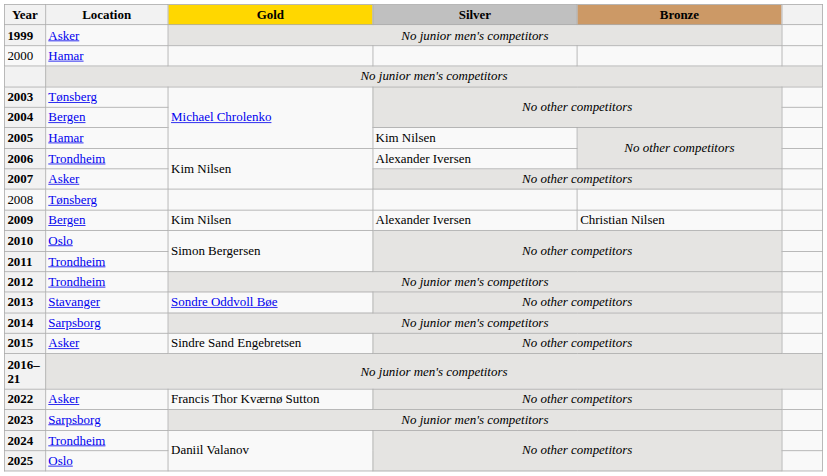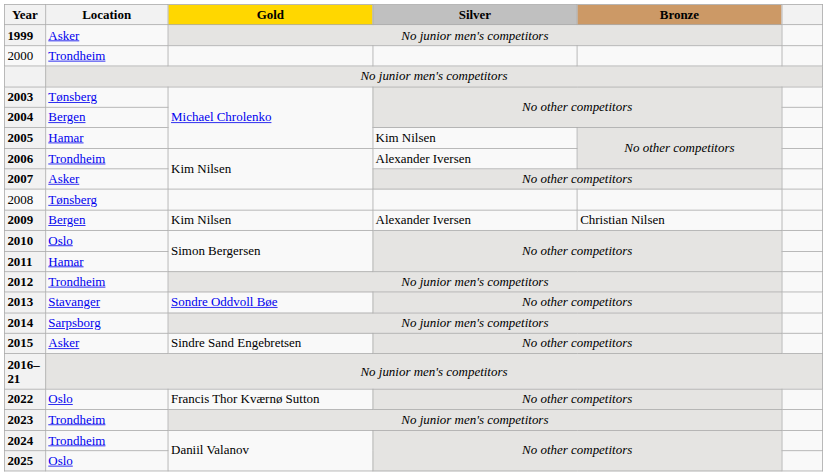(66, 55) Hamar -> (77, 55) Trondheim
(77, 261) Trondheim -> (66, 261) Hamar
(64, 399) Asker -> (61, 399) Oslo
(74, 419) Sarpsborg -> (77, 419) Trondheim
